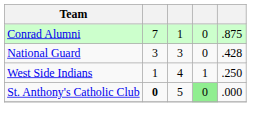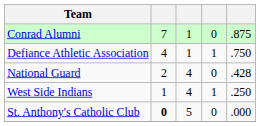+ row: (78, 53)
(155, 53) 3 -> (164, 73) 2
(180, 53) 3 -> (189, 73) 4
(205, 92) lightgreen background -> (214, 112) no background
